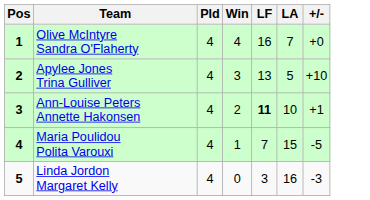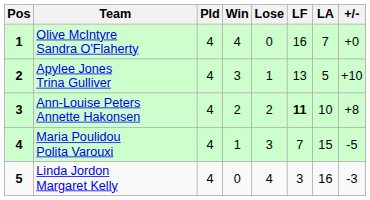+ column: (269, 14)
(316, 110) +1 -> (352, 110) +8
